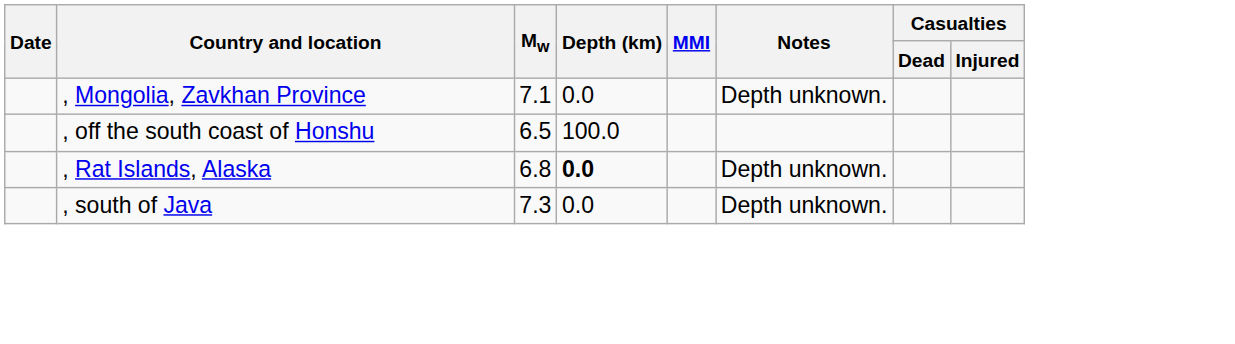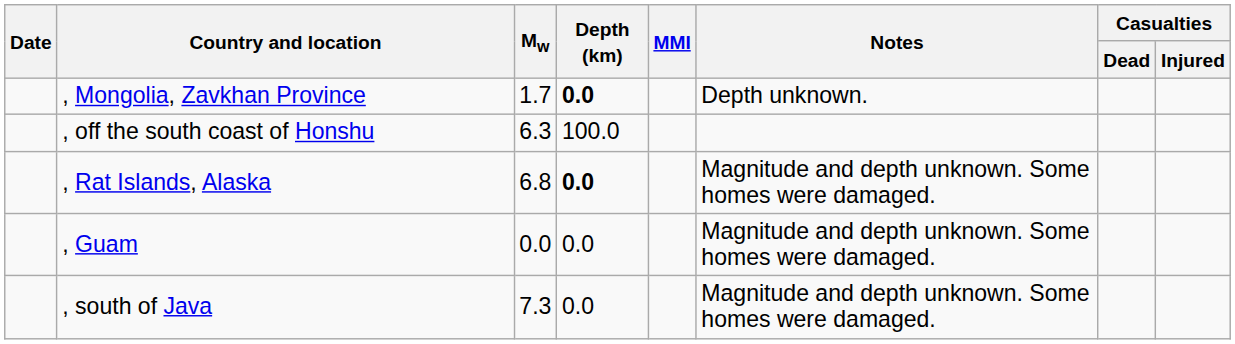(535, 95) 7.1 -> (535, 95) 1.7
(578, 95) normal -> (578, 95) bold
(535, 132) 6.5 -> (535, 132) 6.3
(804, 168) Depth unknown. -> (895, 181) Magnitude and depth unknown. Some homes were damaged.
+ row: (100, 244)
(804, 205) Depth unknown. -> (895, 306) Magnitude and depth unknown. Some homes were damaged.
